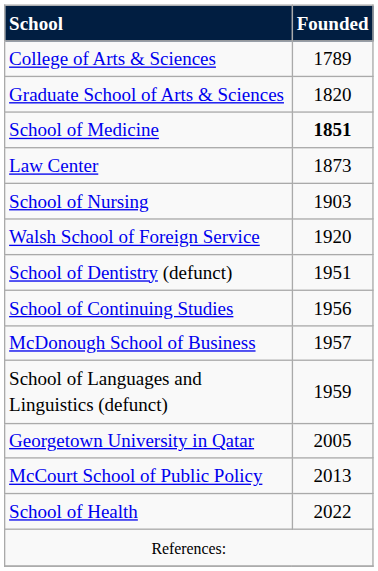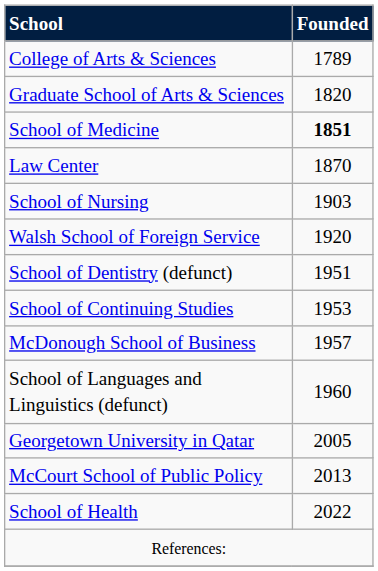(333, 165) 1873 -> (333, 165) 1870
(333, 307) 1956 -> (333, 307) 1953
(333, 392) 1959 -> (333, 392) 1960
